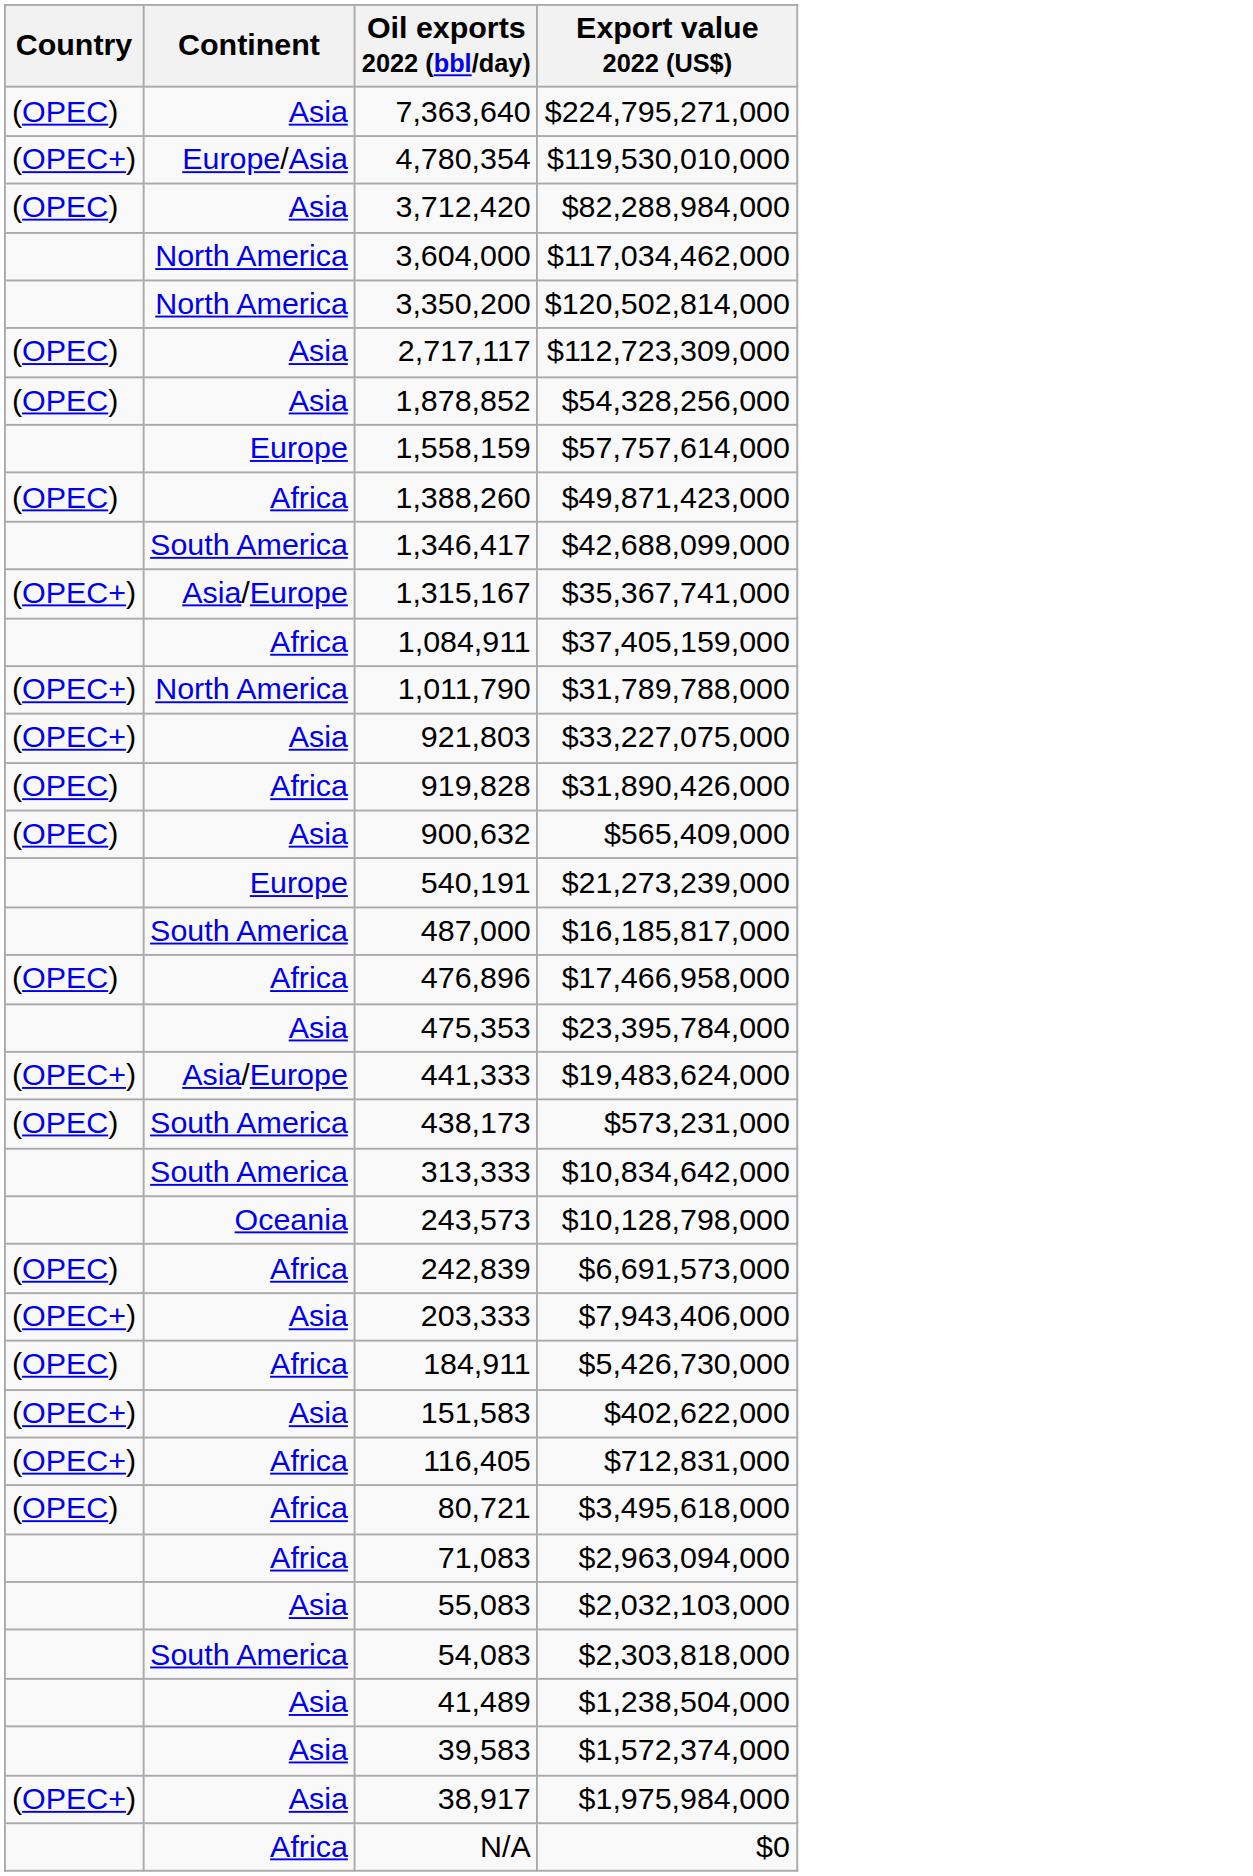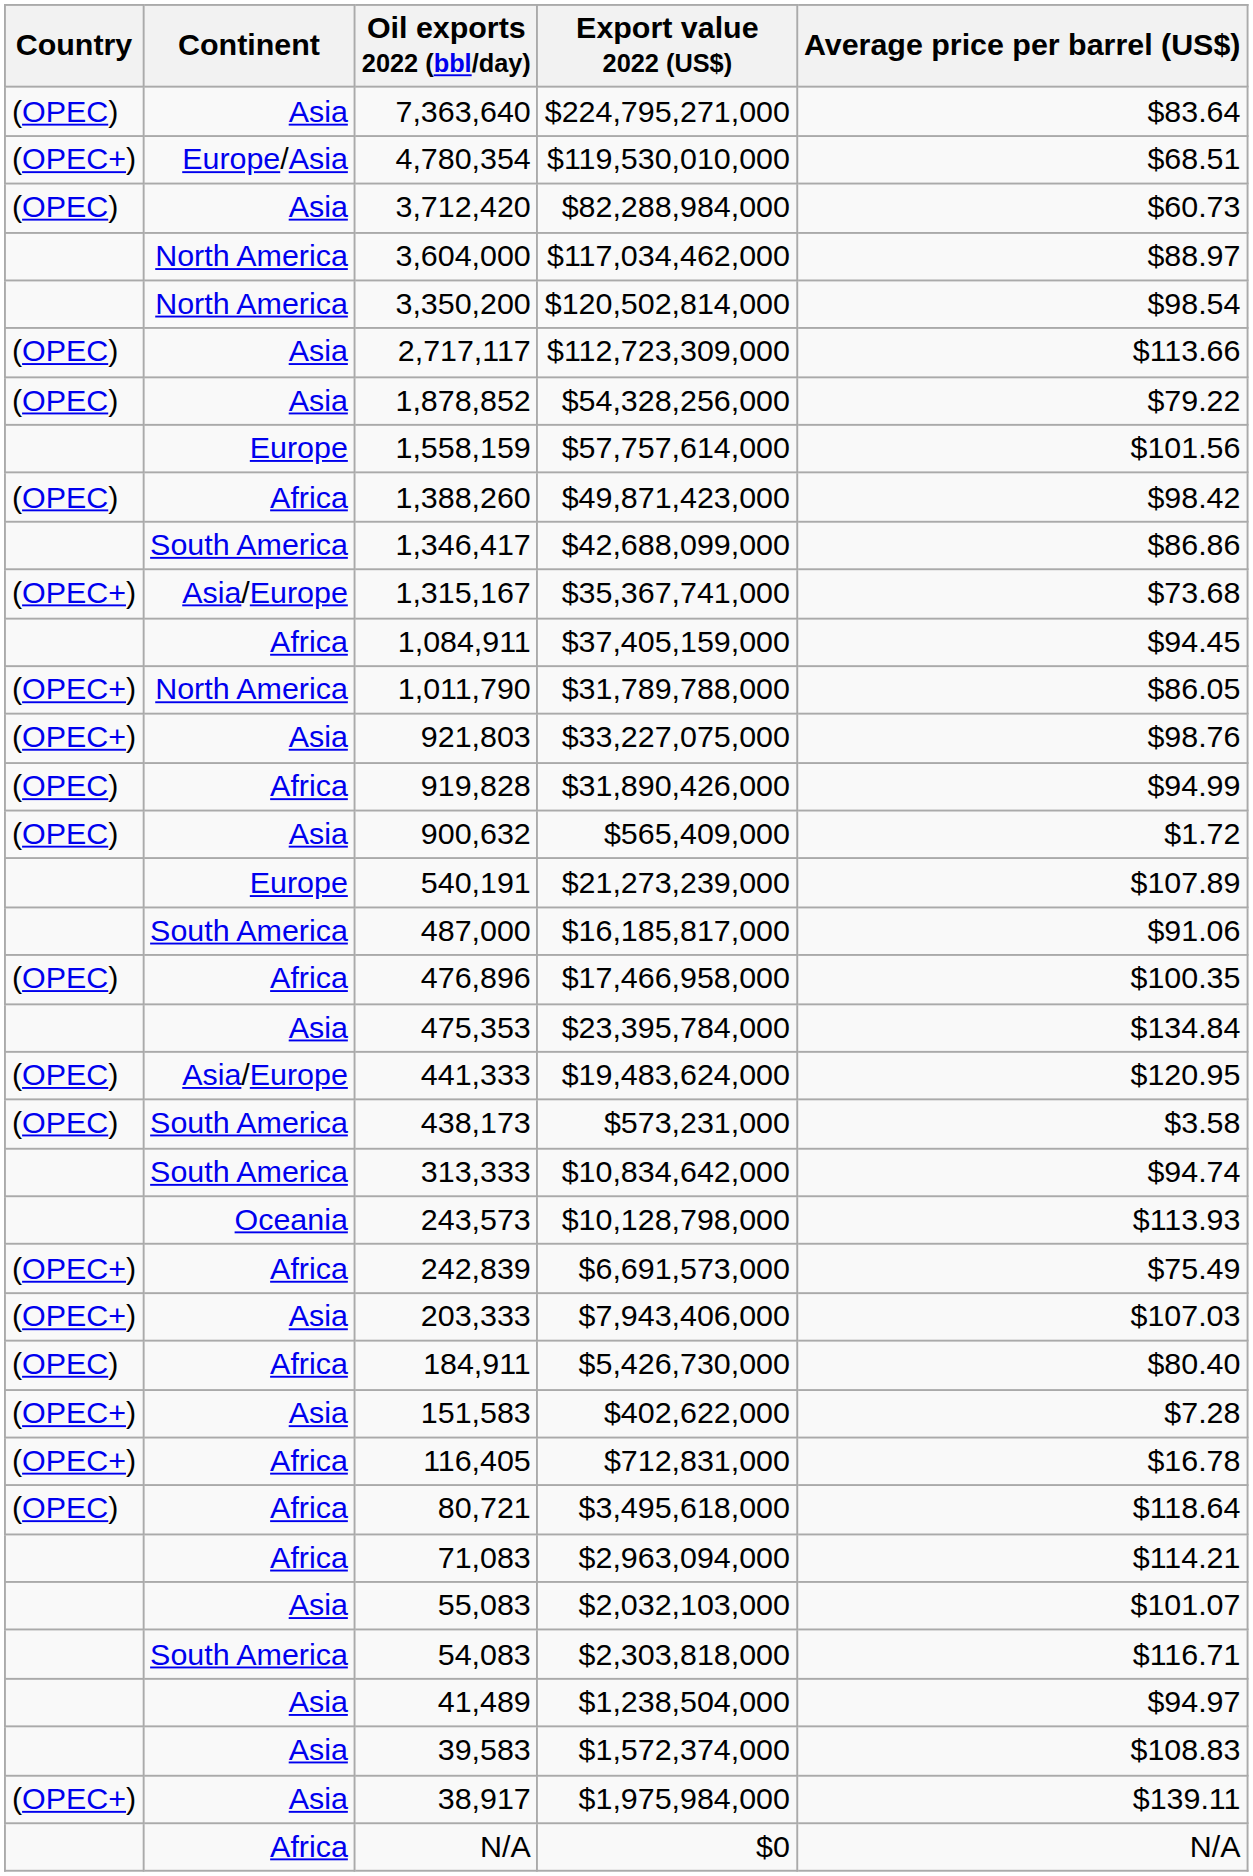+ column: (1022, 45)
(74, 1075) (OPEC+) -> (65, 1075) (OPEC)
(65, 1268) (OPEC) -> (74, 1268) (OPEC+)
